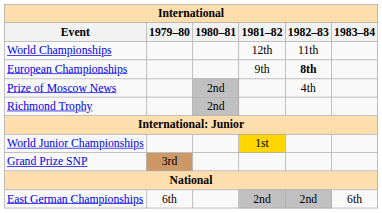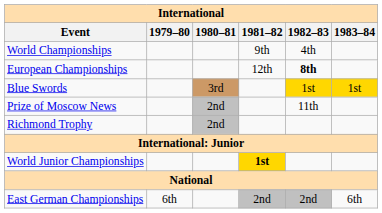(262, 50) 12th -> (262, 50) 9th
(308, 50) 11th -> (308, 50) 4th
(262, 69) 9th -> (262, 69) 12th
+ row: (37, 87)
(308, 87) 4th -> (308, 106) 11th
(262, 143) normal -> (262, 161) bold
- row: (47, 161)
